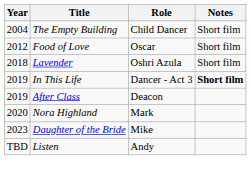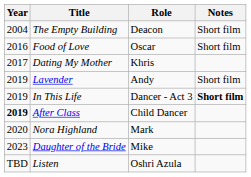(159, 29) Child Dancer -> (147, 29) Deacon
(17, 46) 2012 -> (17, 46) 2016
+ row: (72, 63)
(17, 63) 2018 -> (17, 79) 2019
(156, 63) Oshri Azula -> (142, 79) Andy
(17, 96) normal -> (17, 113) bold
(147, 96) Deacon -> (159, 113) Child Dancer
(142, 146) Andy -> (156, 163) Oshri Azula
